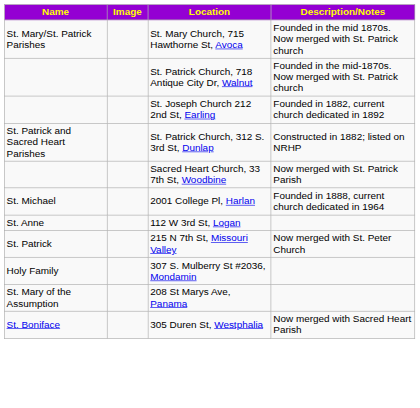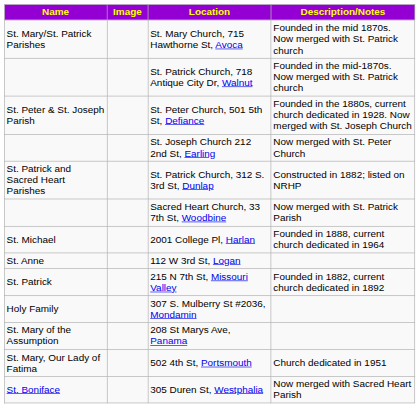+ row: (206, 115)
(329, 109) Founded in 1882, current church dedicated in 1892 -> (332, 147) Now merged with St. Peter Church
(332, 244) Now merged with St. Peter Church -> (329, 282) Founded in 1882, current church dedicated in 1892
+ row: (201, 362)
